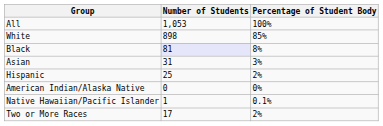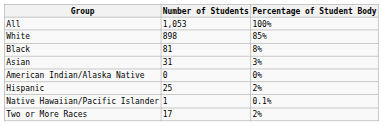(168, 50) lavender background -> (168, 50) no background
rows swapped: (25, 75) <-> (75, 88)
